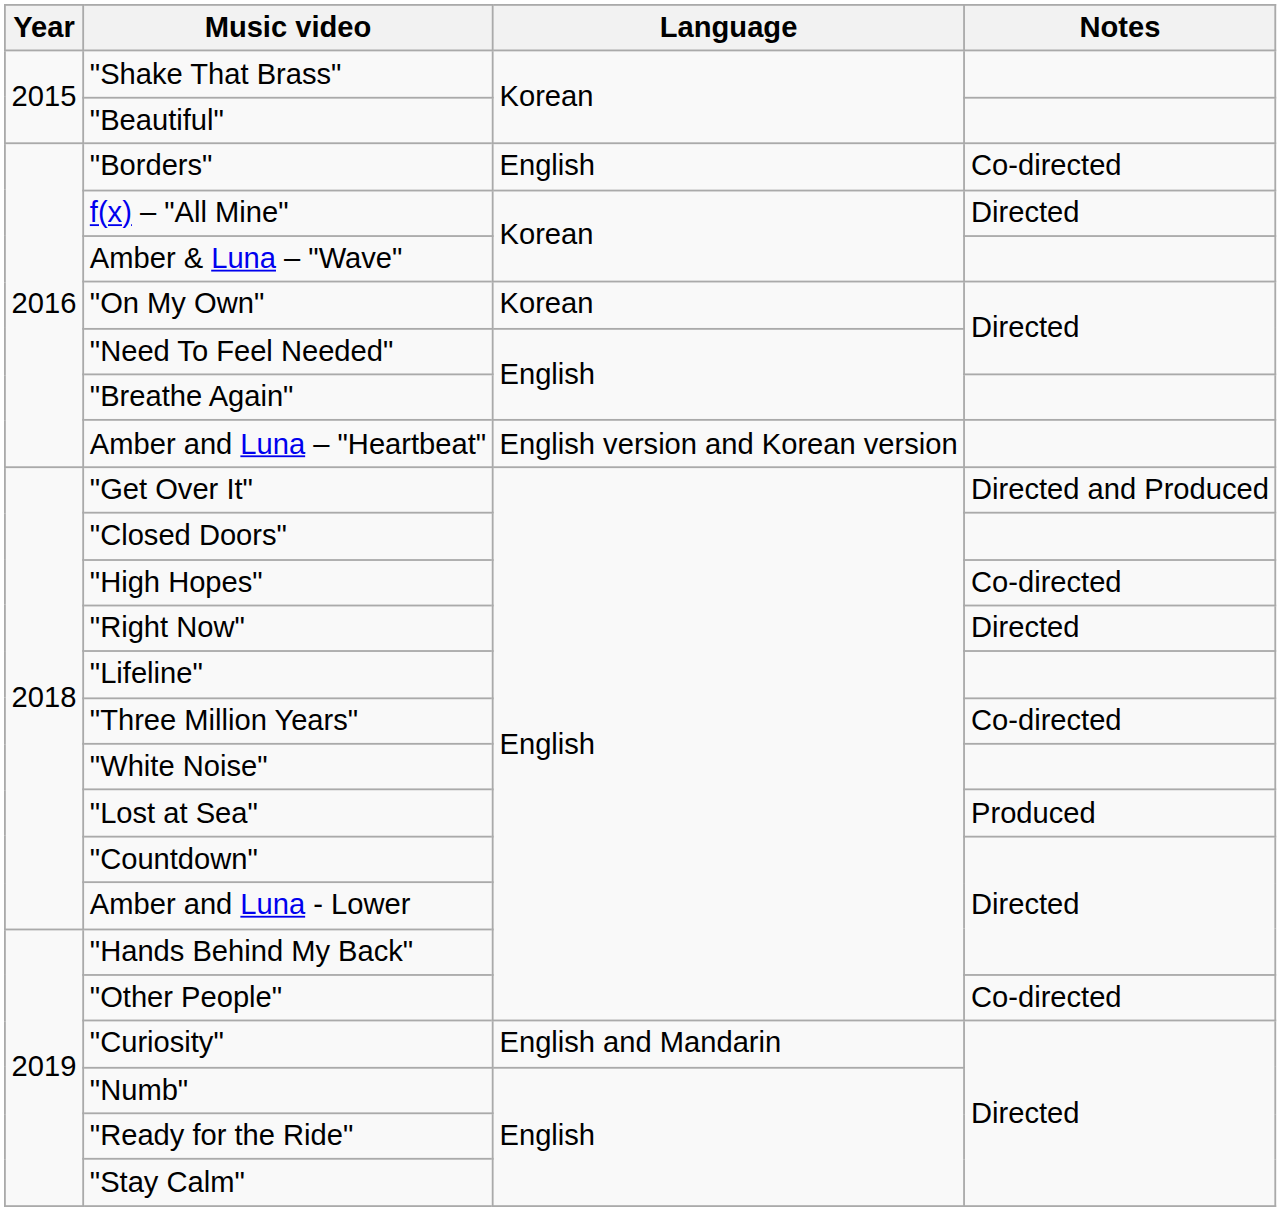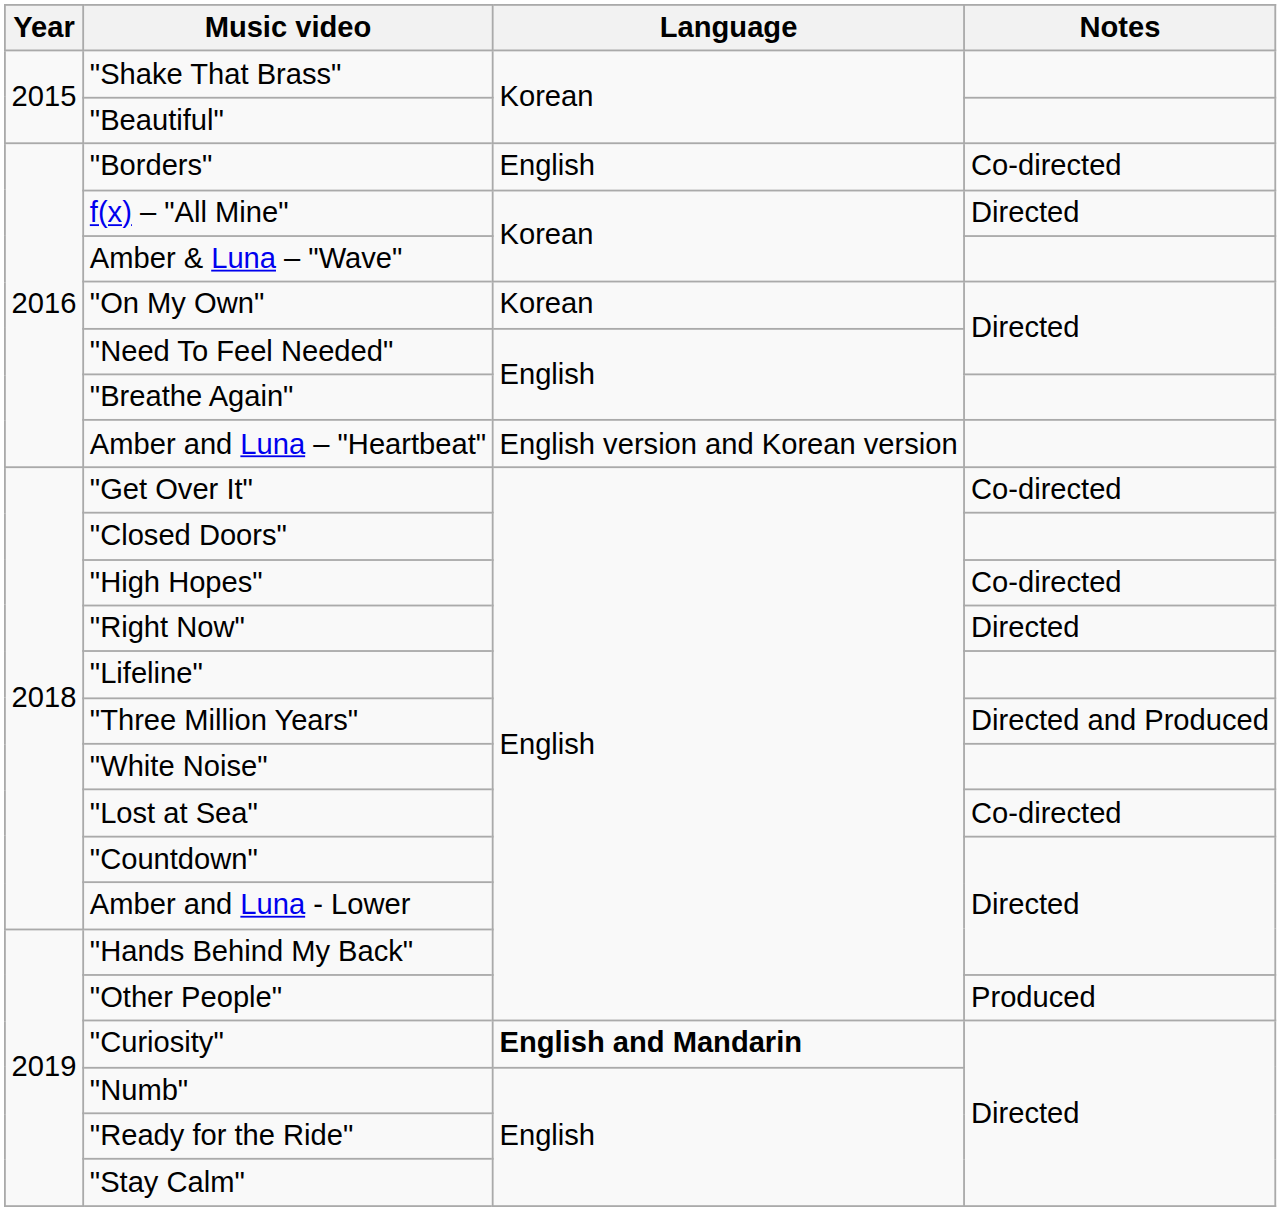(1120, 489) Directed and Produced -> (1046, 489) Co-directed
(1046, 720) Co-directed -> (1120, 720) Directed and Produced
(1033, 812) Produced -> (1046, 812) Co-directed
(1046, 997) Co-directed -> (1033, 997) Produced
(640, 1043) normal -> (651, 1043) bold
